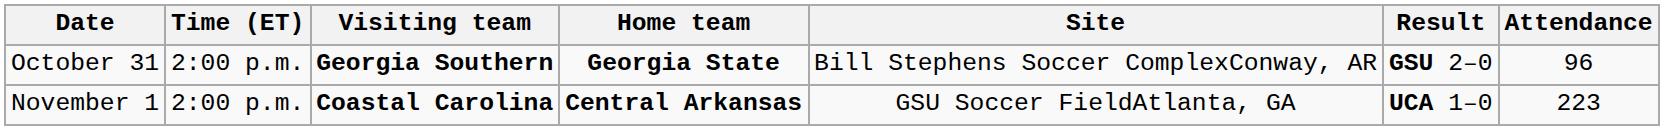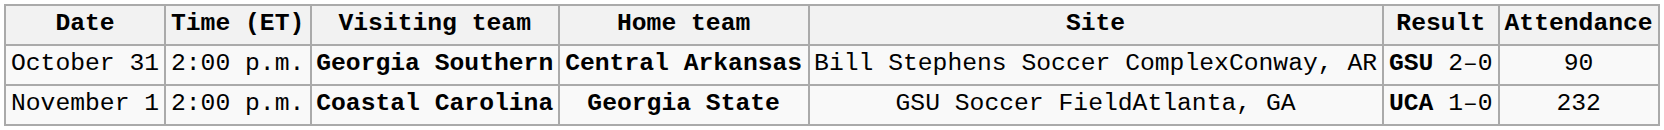(684, 65) Georgia State -> (684, 65) Central Arkansas
(1579, 65) 96 -> (1579, 65) 90
(684, 105) Central Arkansas -> (684, 105) Georgia State
(1579, 105) 223 -> (1579, 105) 232
